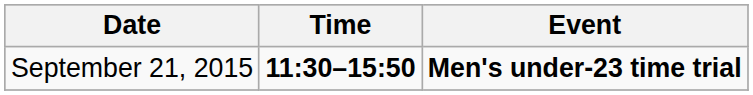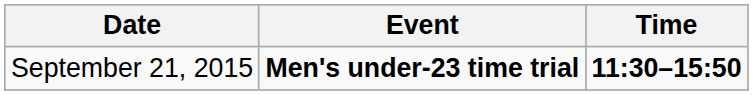columns swapped: (340, 25) <-> (585, 25)
